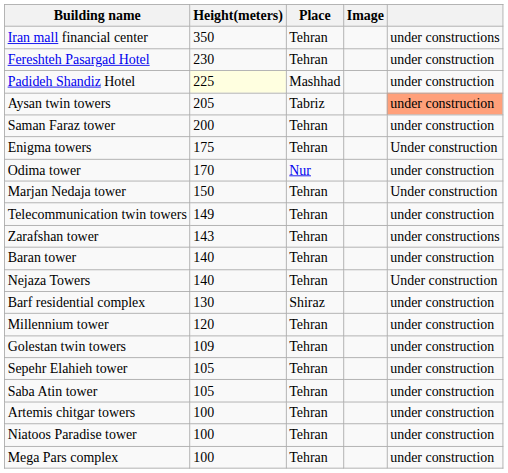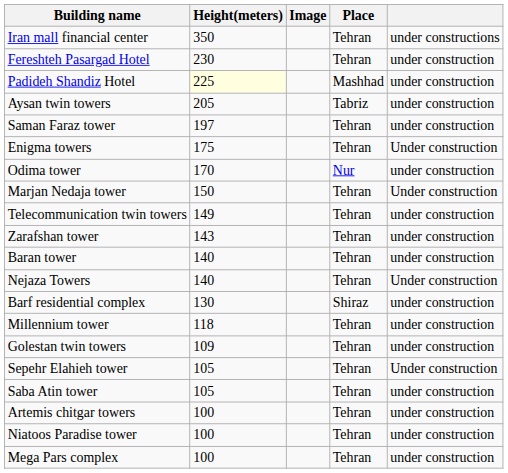columns swapped: (315, 15) <-> (365, 15)
(442, 103) lightsalmon background -> (442, 103) no background
(204, 125) 200 -> (204, 125) 197
(445, 236) under constructions -> (442, 236) under construction
(204, 324) 120 -> (203, 324) 118
(442, 368) under construction -> (444, 368) Under construction
